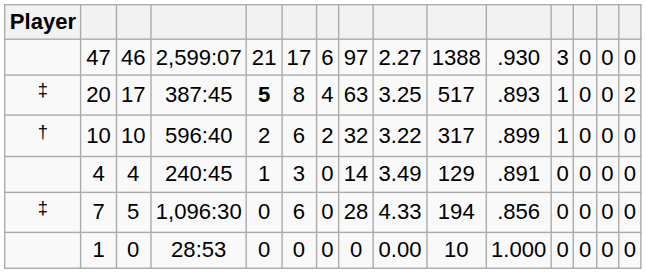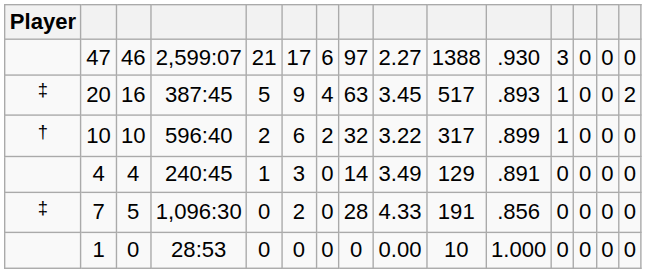(133, 95) 17 -> (133, 95) 16
(264, 95) bold -> (264, 95) normal
(299, 95) 8 -> (299, 95) 9
(400, 95) 3.25 -> (400, 95) 3.45
(299, 212) 6 -> (299, 212) 2
(456, 212) 194 -> (456, 212) 191
